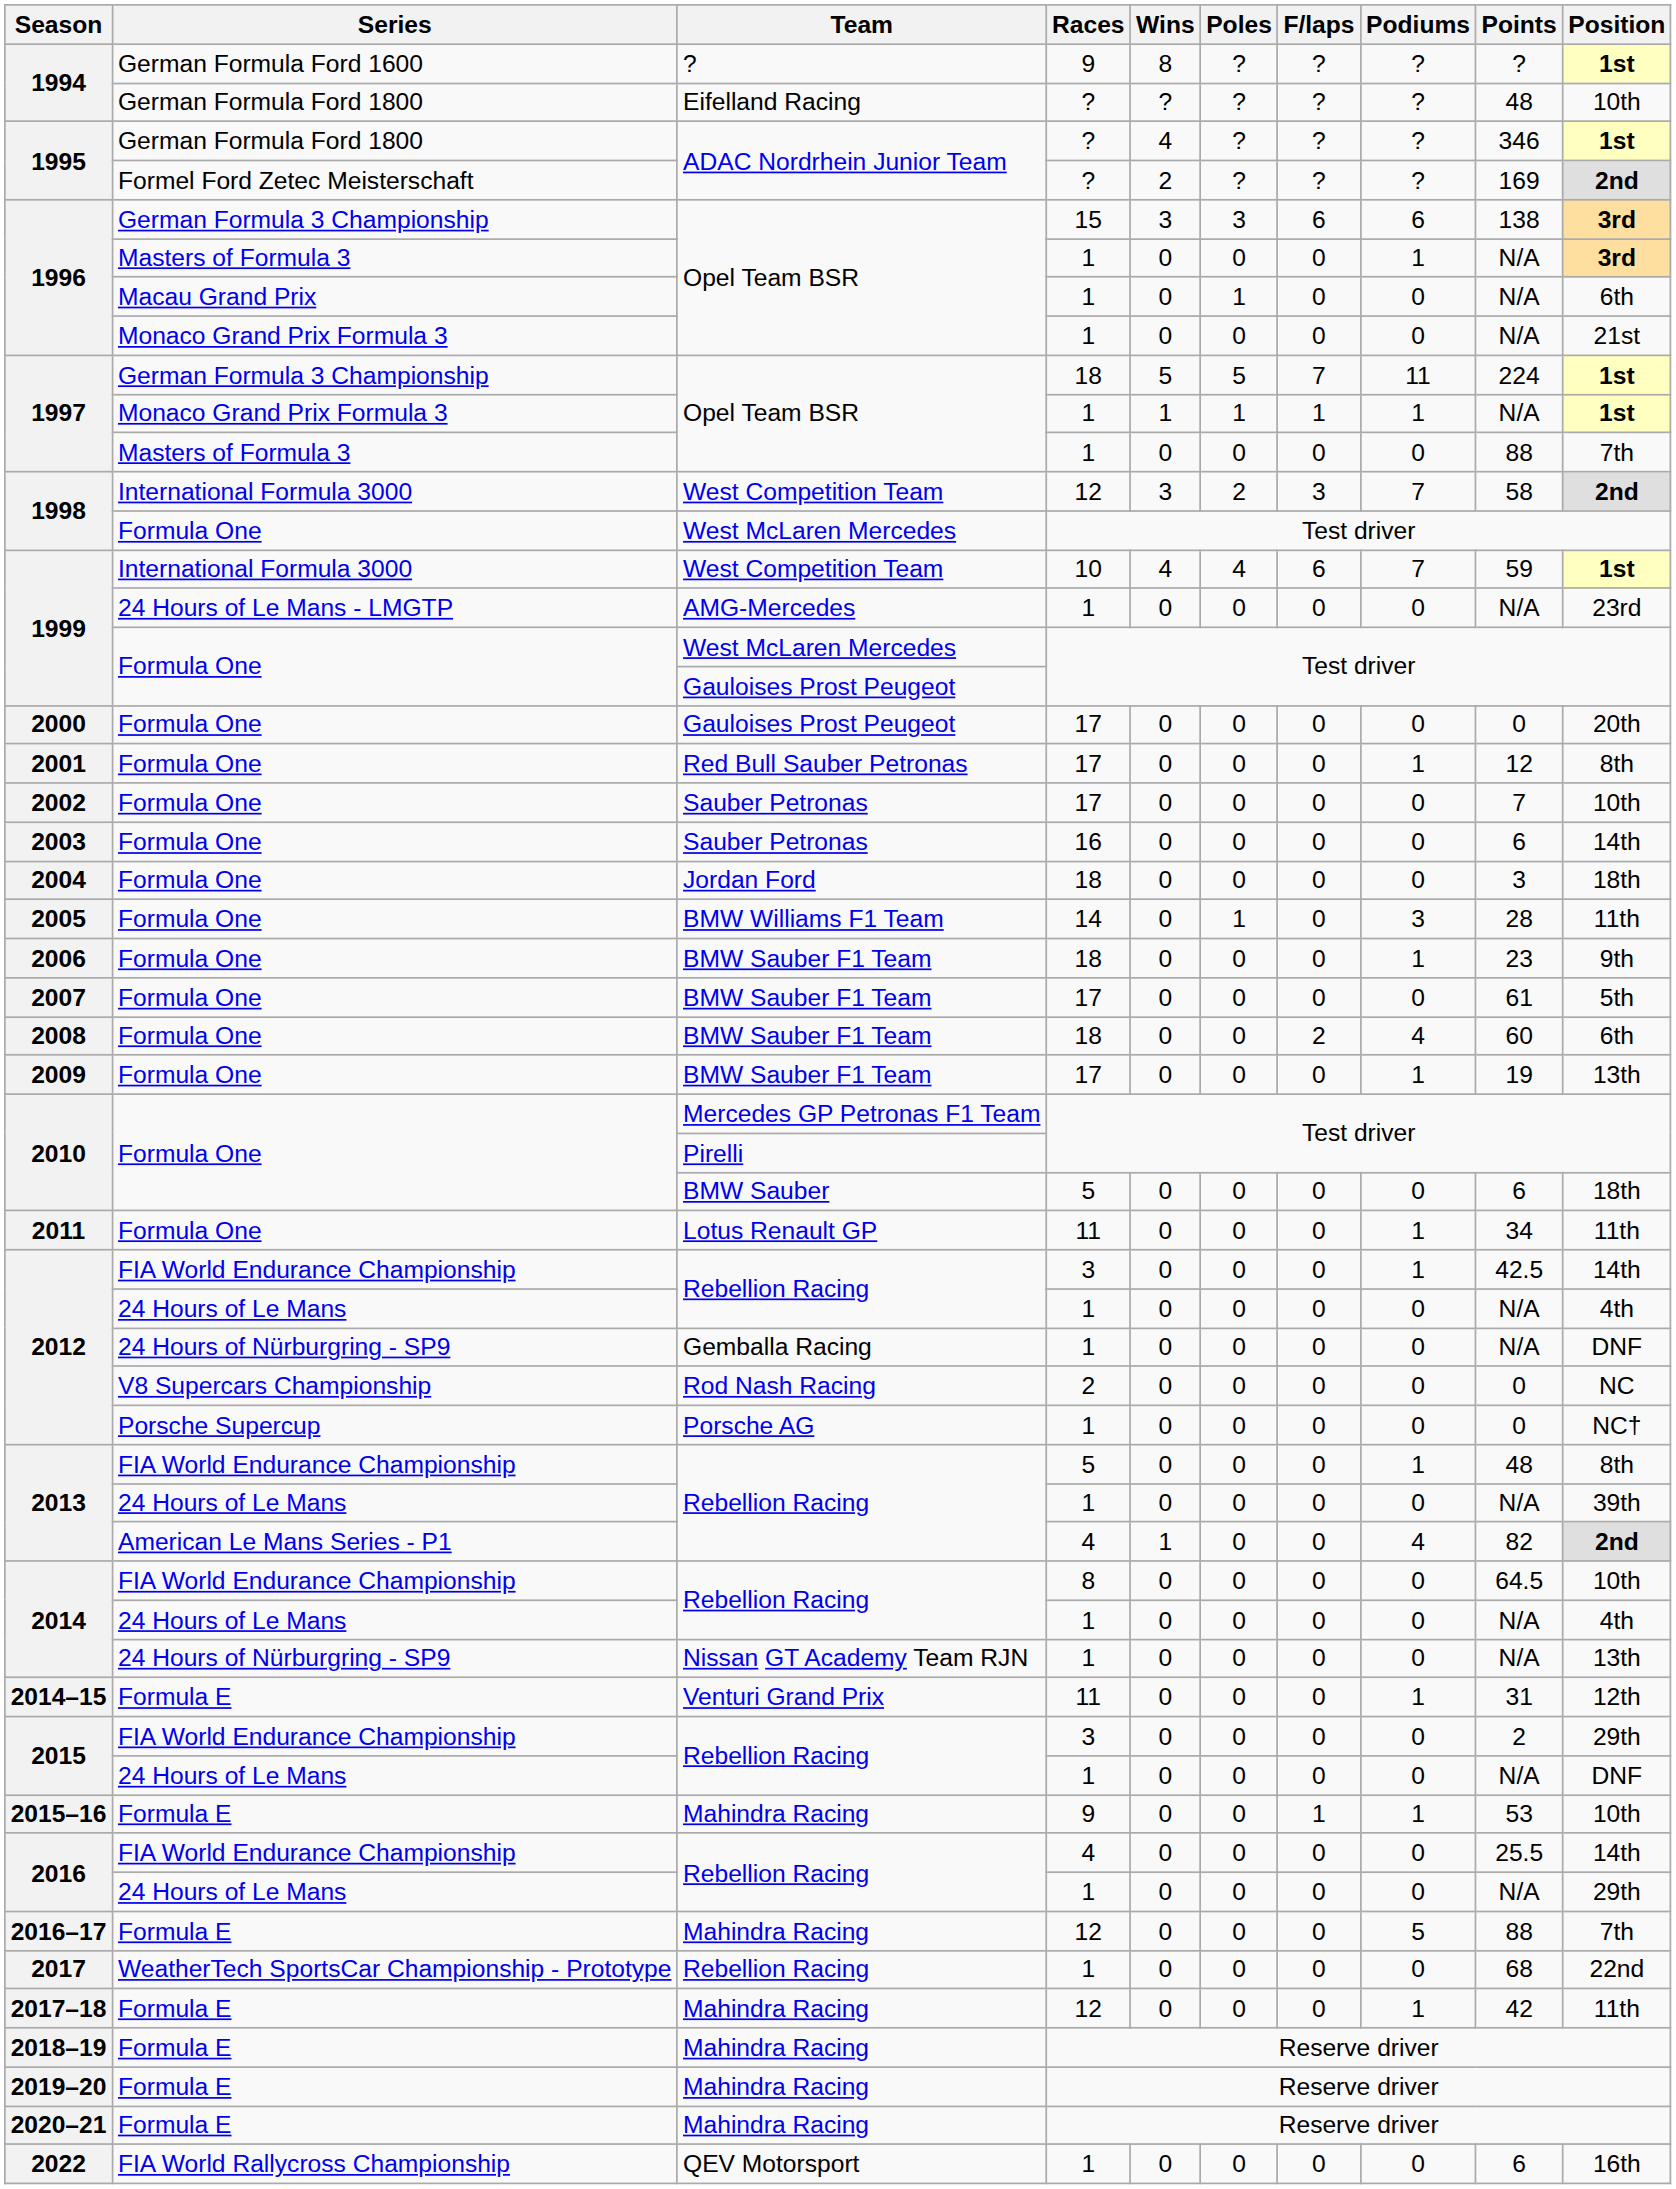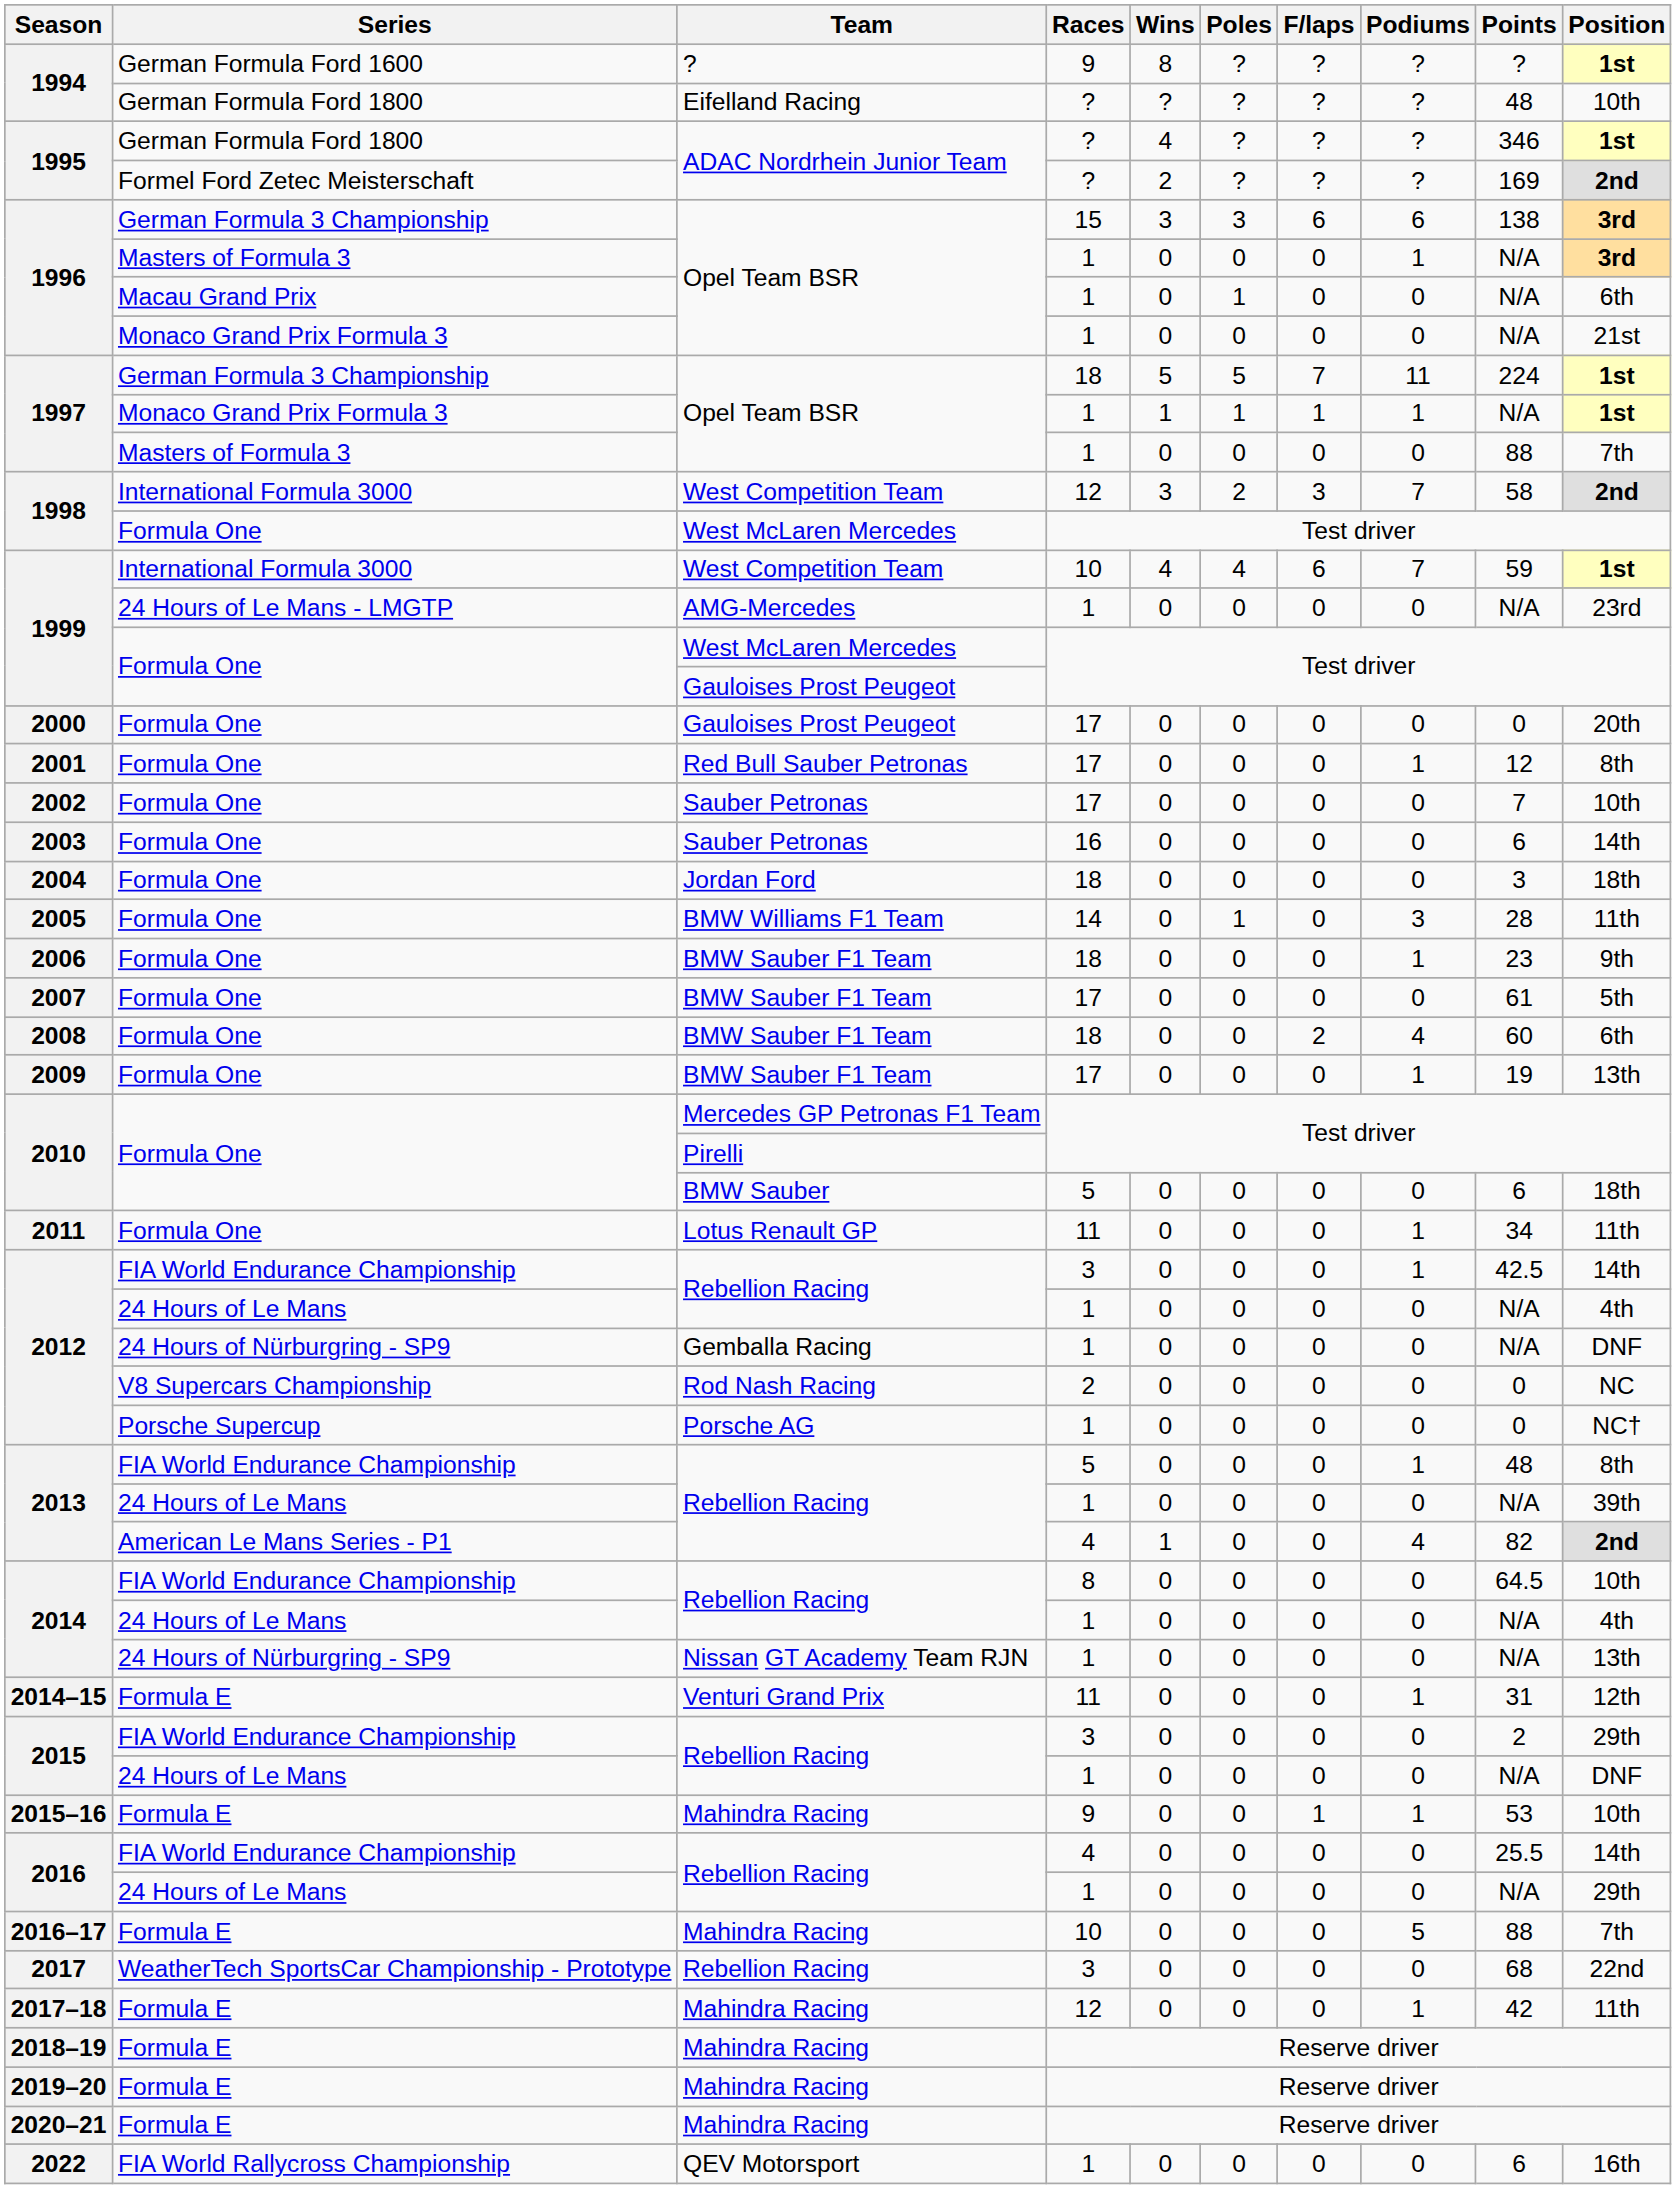(1088, 1931) 12 -> (1088, 1931) 10
(1088, 1970) 1 -> (1088, 1970) 3
